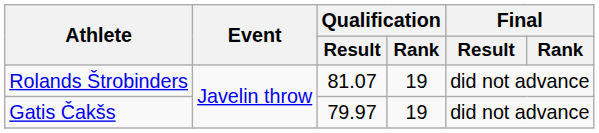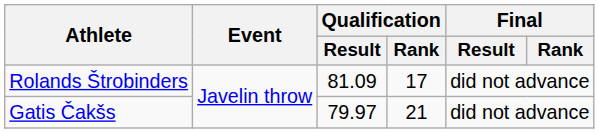(352, 81) 81.07 -> (352, 81) 81.09
(416, 81) 19 -> (416, 81) 17
(416, 112) 19 -> (416, 112) 21
